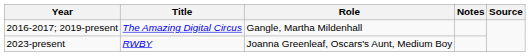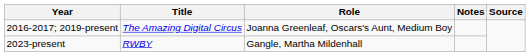(304, 28) Gangle, Martha Mildenhall -> (349, 28) Joanna Greenleaf, Oscars's Aunt, Medium Boy
(349, 43) Joanna Greenleaf, Oscars's Aunt, Medium Boy -> (304, 43) Gangle, Martha Mildenhall
